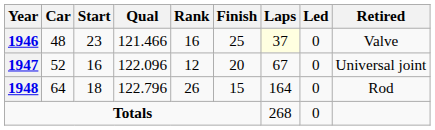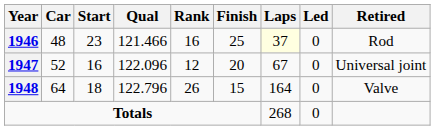(381, 40) Valve -> (381, 40) Rod
(381, 88) Rod -> (381, 88) Valve
